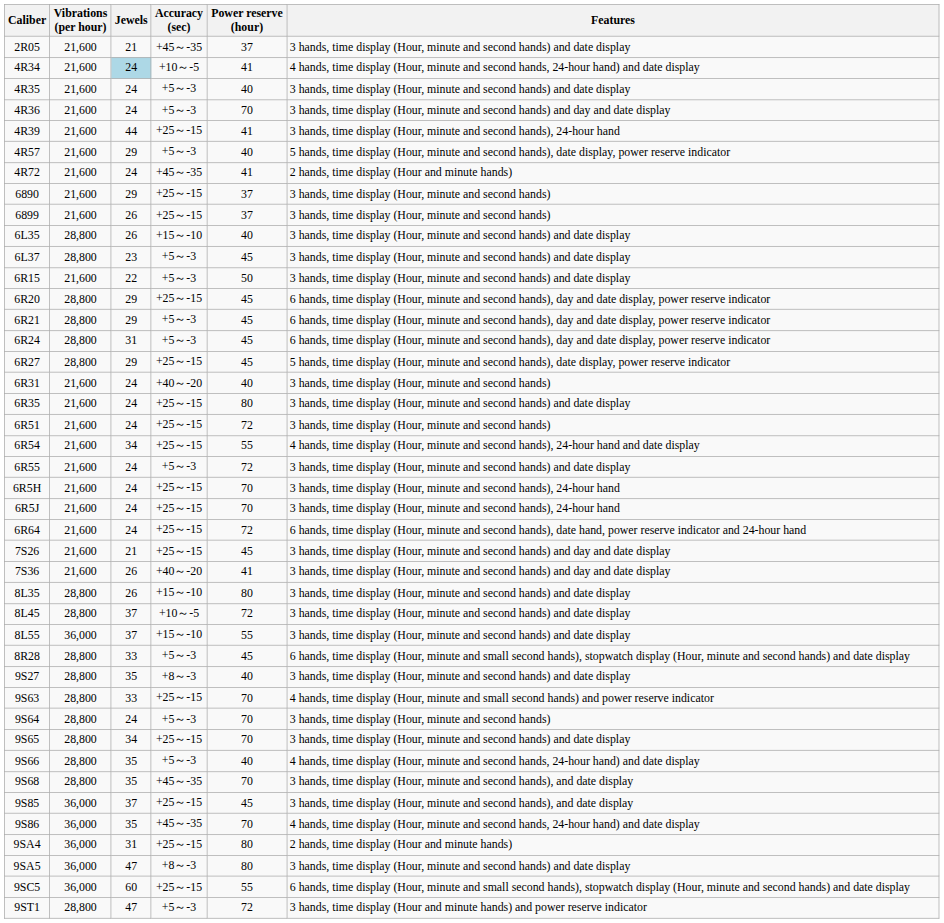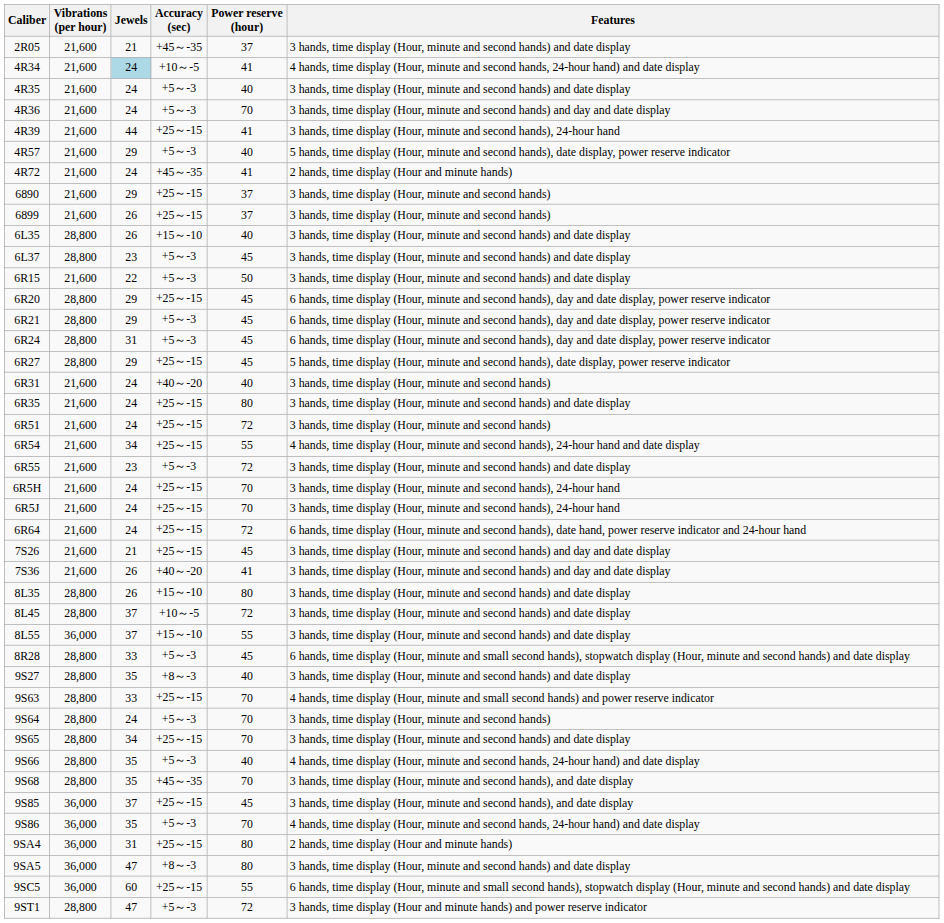(131, 467) 24 -> (131, 467) 23
(179, 823) +45～-35 -> (179, 823) +5～-3
